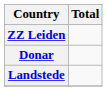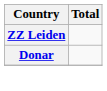- row: (36, 75)
